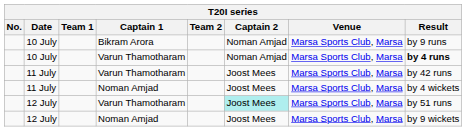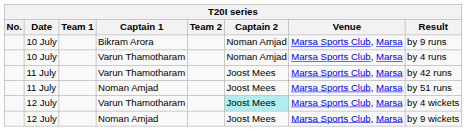(428, 57) bold -> (427, 57) normal
(433, 88) by 4 wickets -> (430, 88) by 51 runs
(430, 103) by 51 runs -> (433, 103) by 4 wickets
